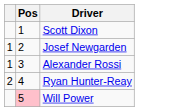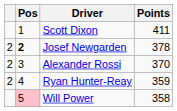+ column: (153, 13)
(10, 47) 1 -> (10, 47) 2
(21, 47) normal -> (21, 47) bold
(10, 64) 1 -> (10, 64) 2
